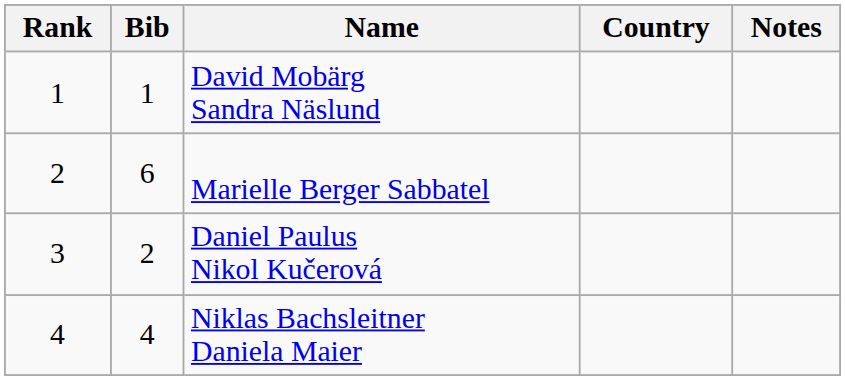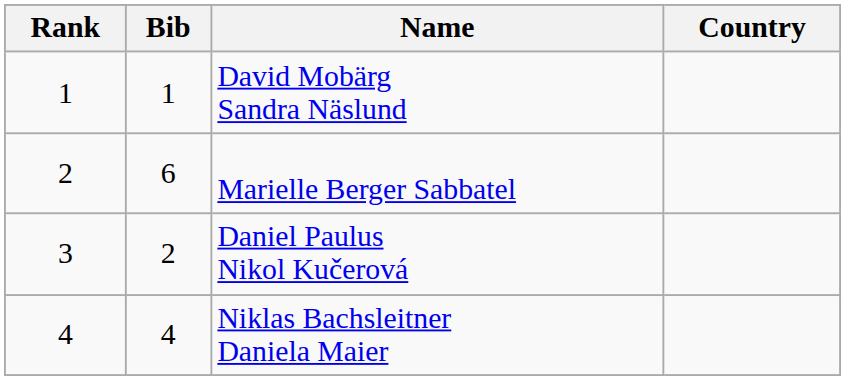- column: (786, 28)
